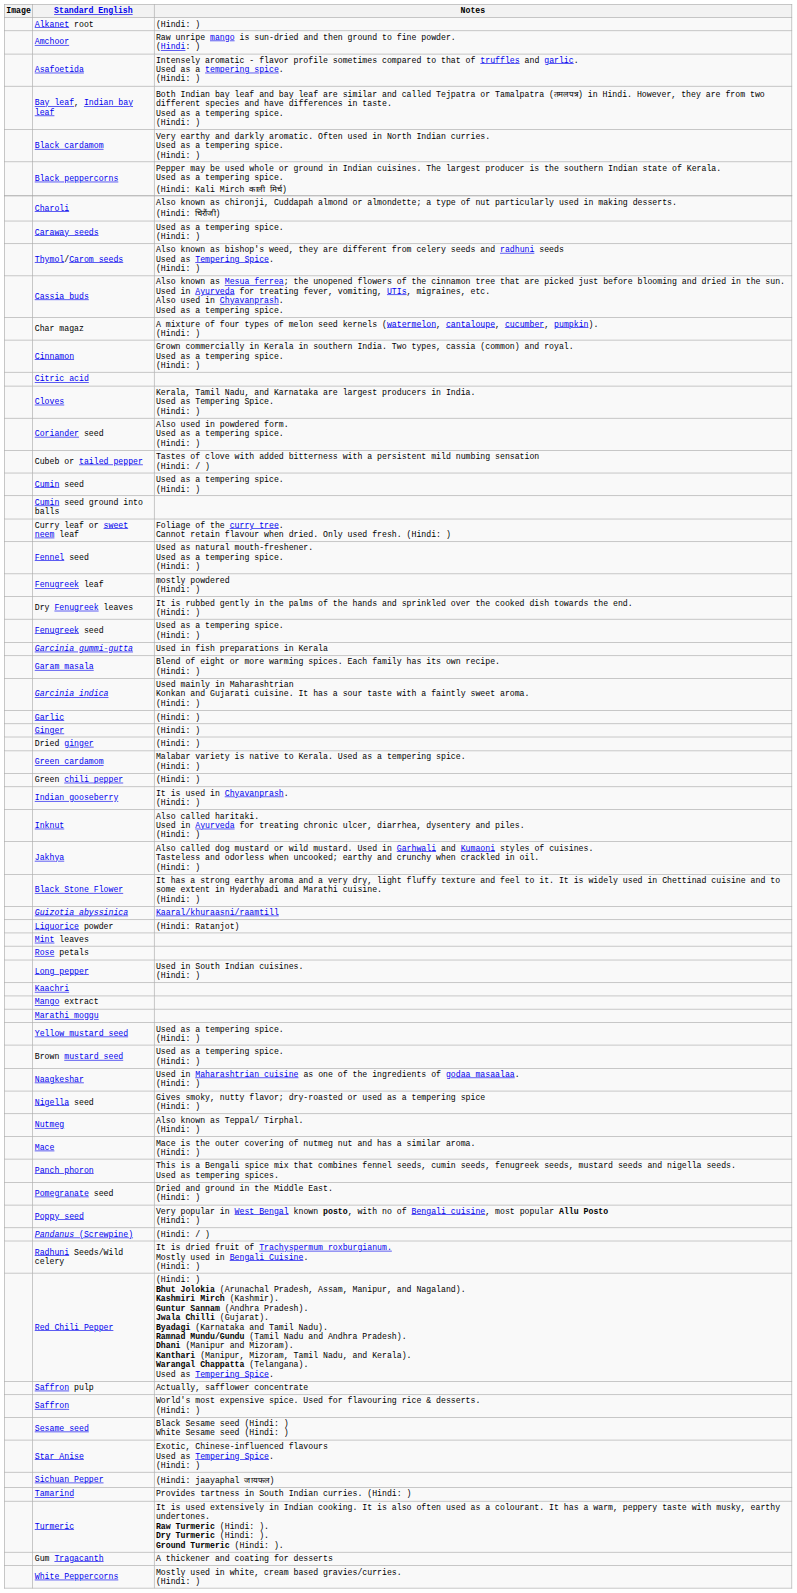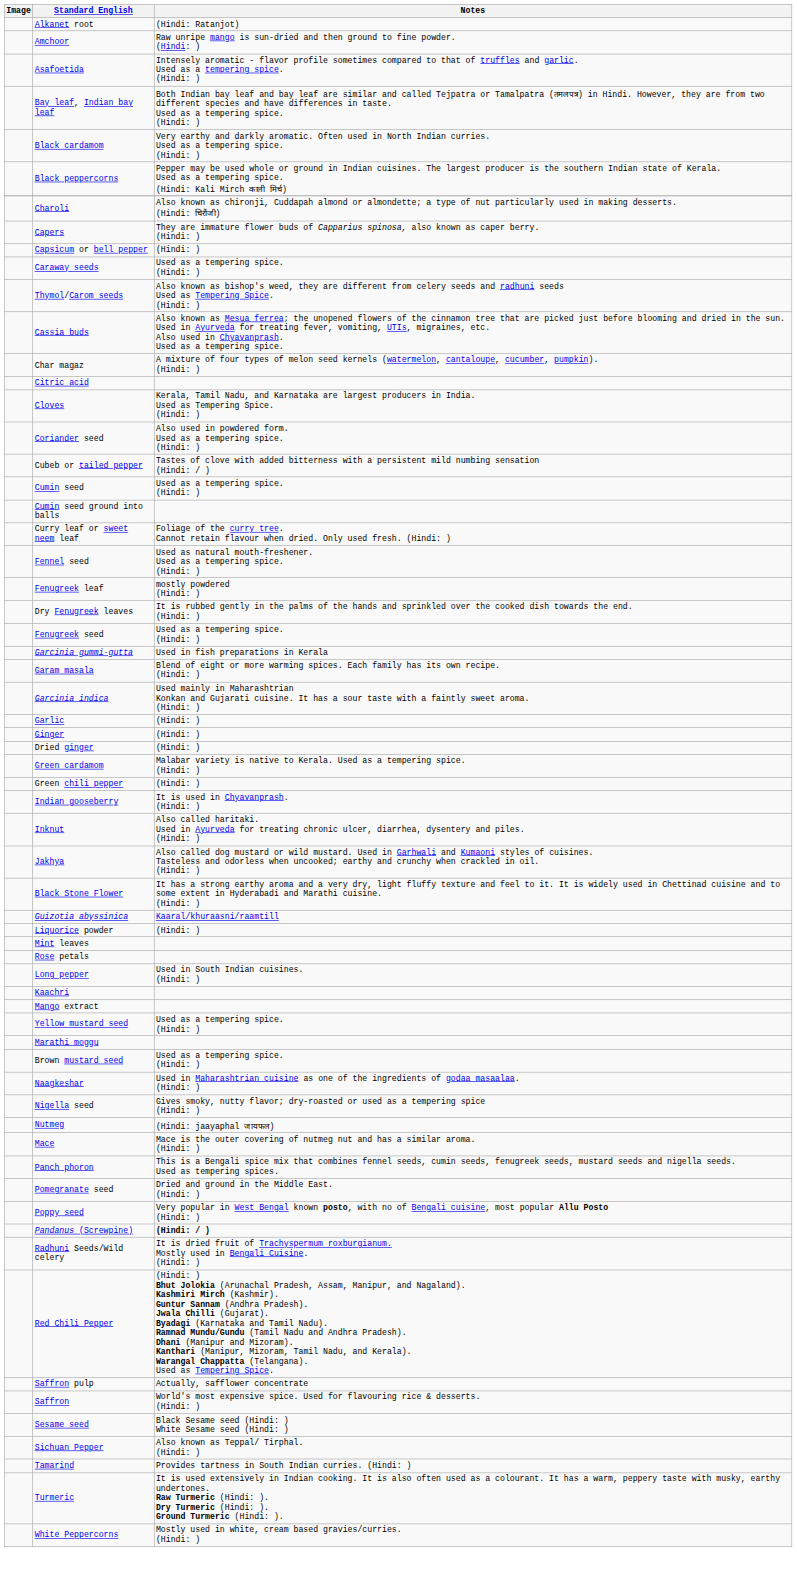(178, 24) (Hindi: ) -> (198, 24) (Hindi: Ratanjot)
+ row: (49, 232)
+ row: (91, 250)
- row: (54, 356)
(198, 926) (Hindi: Ratanjot) -> (178, 930) (Hindi: )
rows swapped: (67, 1016) <-> (81, 1034)
(230, 1125) Also known as Teppal/ Tirphal. (Hindi: ) -> (215, 1126) (Hindi: jaayaphal जायफल)
(183, 1234) normal -> (183, 1231) bold
- row: (59, 1456)
(215, 1481) (Hindi: jaayaphal जायफल) -> (230, 1448) Also known as Teppal/ Tirphal. (Hindi: )
- row: (69, 1559)
